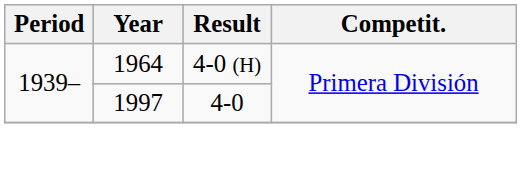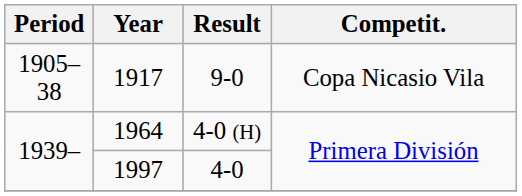+ row: (138, 77)
